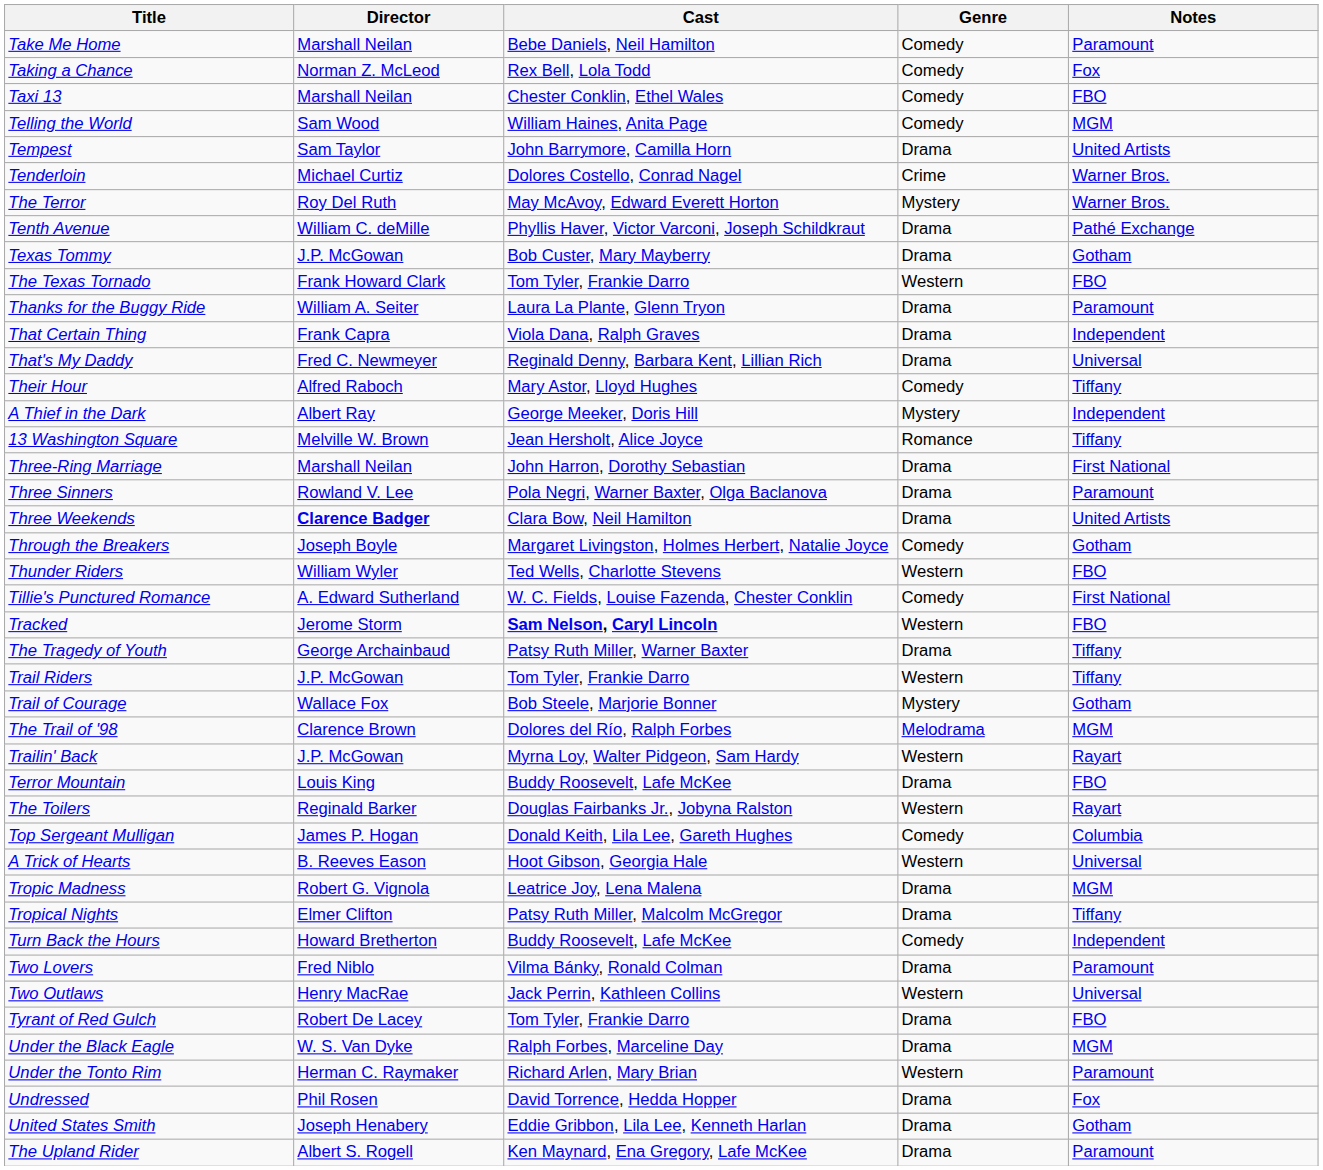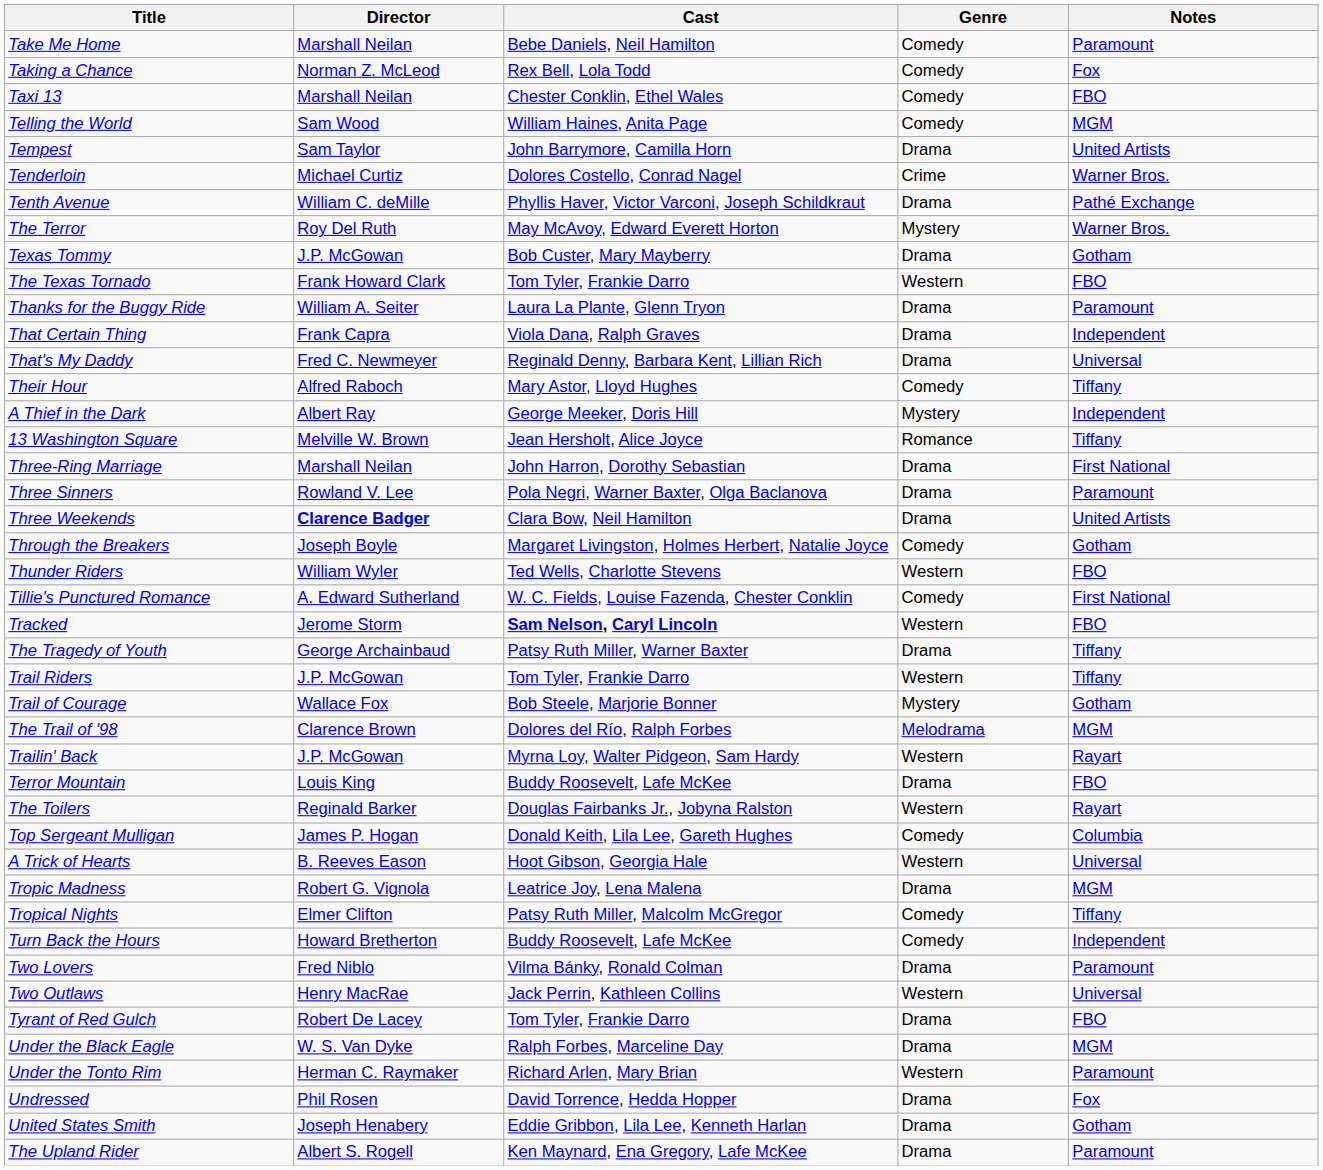rows swapped: (59, 228) <-> (47, 202)
(927, 914) Drama -> (933, 914) Comedy
